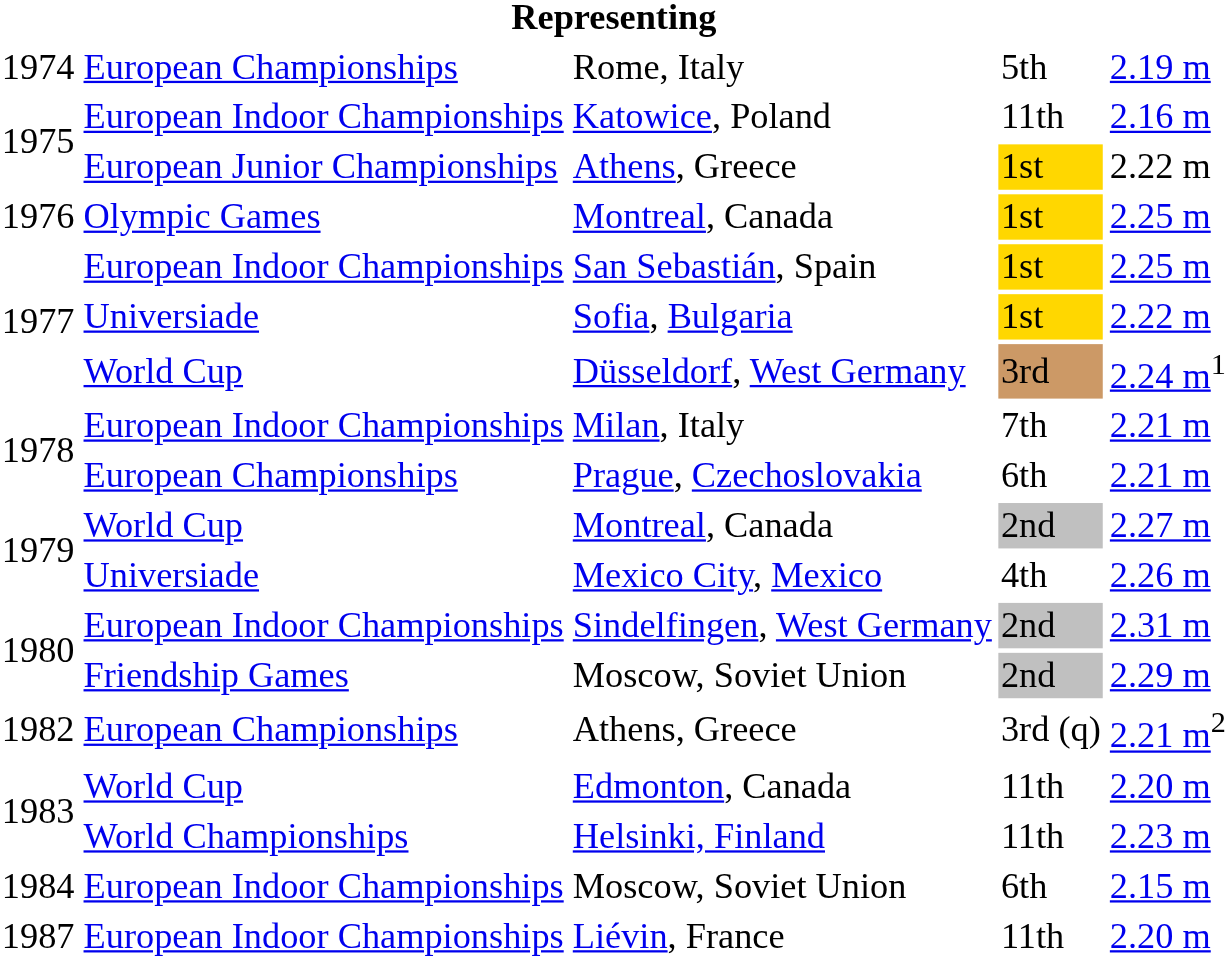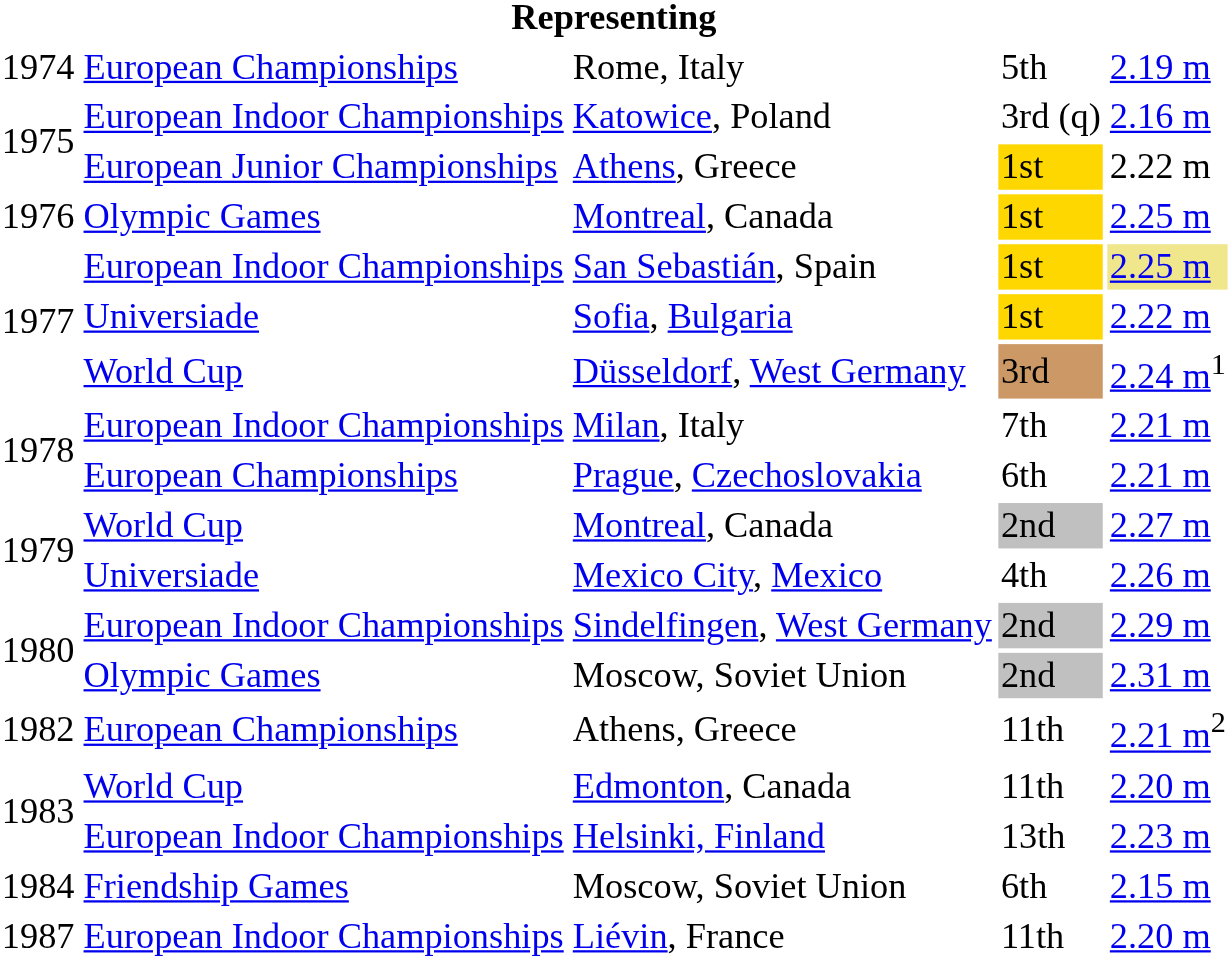(1033, 116) 11th -> (1051, 116) 3rd (q)
(1160, 266) no background -> (1160, 266) khaki background
(1160, 625) 2.31 m -> (1160, 625) 2.29 m
(216, 675) Friendship Games -> (202, 675) Olympic Games
(1160, 675) 2.29 m -> (1160, 675) 2.31 m
(1051, 730) 3rd (q) -> (1033, 730) 11th
(246, 835) World Championships -> (324, 835) European Indoor Championships
(1033, 835) 11th -> (1033, 835) 13th
(324, 885) European Indoor Championships -> (216, 885) Friendship Games
